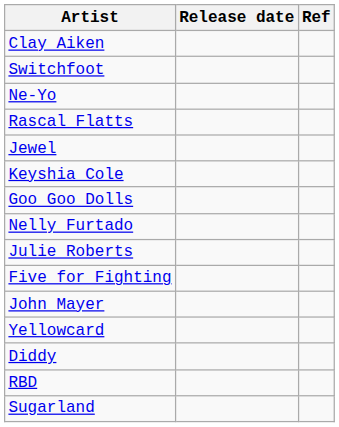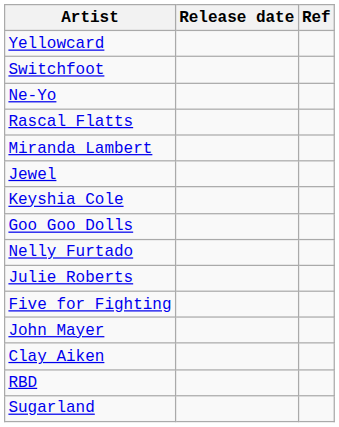rows swapped: (56, 330) <-> (56, 44)
+ row: (80, 148)
- row: (32, 356)
